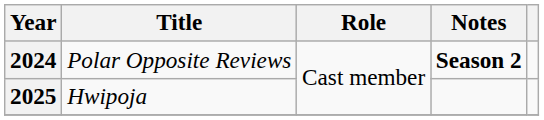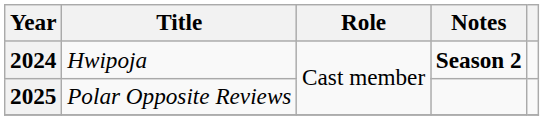(179, 59) Polar Opposite Reviews -> (107, 59) Hwipoja
(107, 96) Hwipoja -> (179, 96) Polar Opposite Reviews
